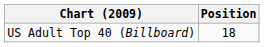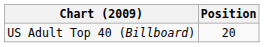(229, 33) 18 -> (229, 33) 20
